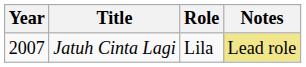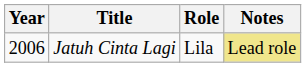(27, 47) 2007 -> (27, 47) 2006
